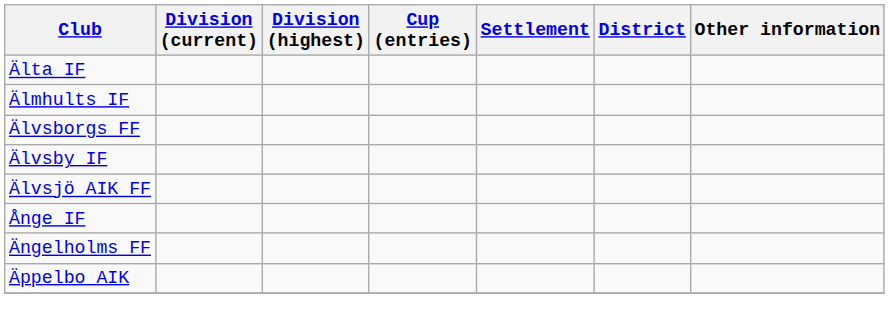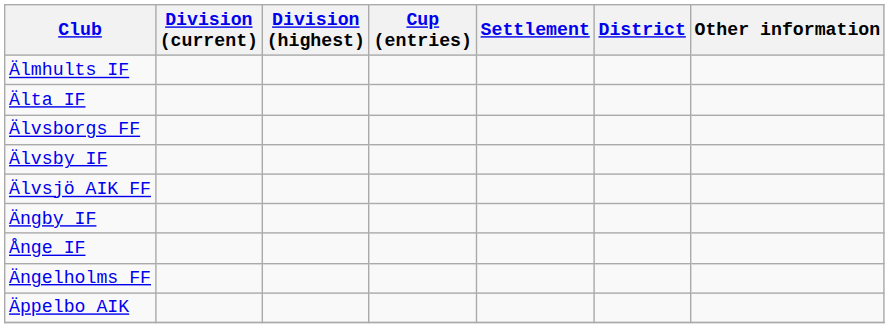rows swapped: (69, 100) <-> (47, 70)
+ row: (53, 219)
